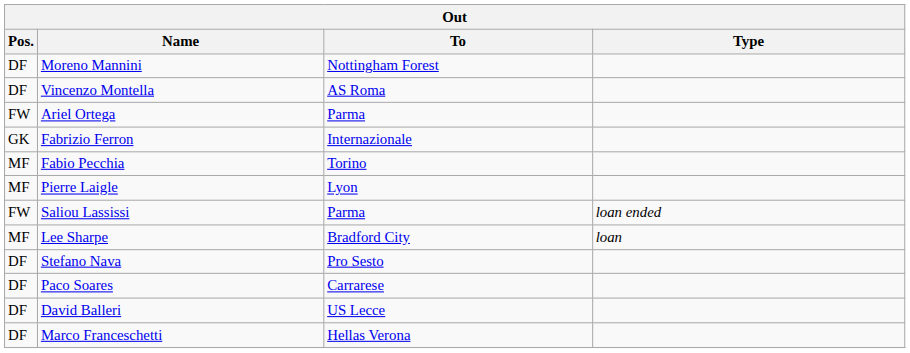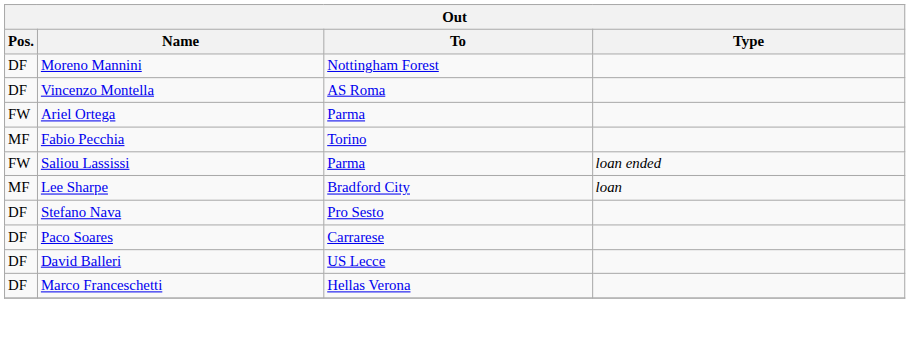- row: (87, 139)
- row: (79, 188)
